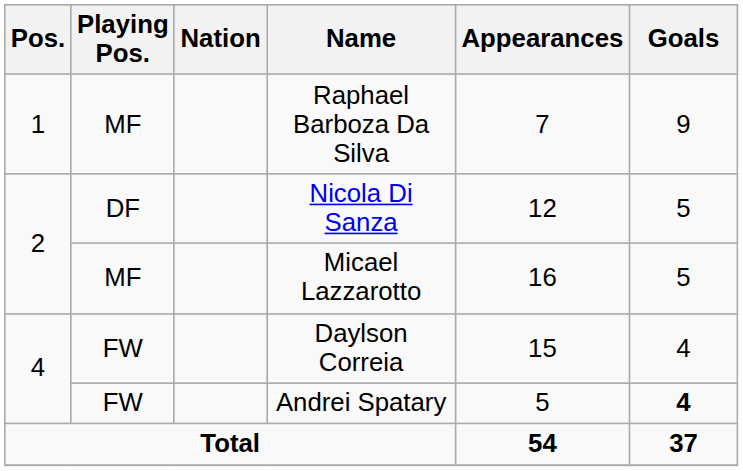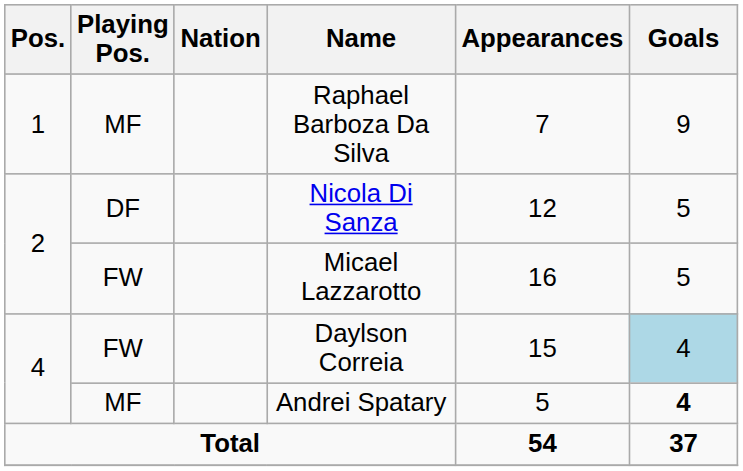(123, 277) MF -> (123, 277) FW
(683, 347) no background -> (683, 347) lightblue background
(123, 403) FW -> (123, 403) MF
